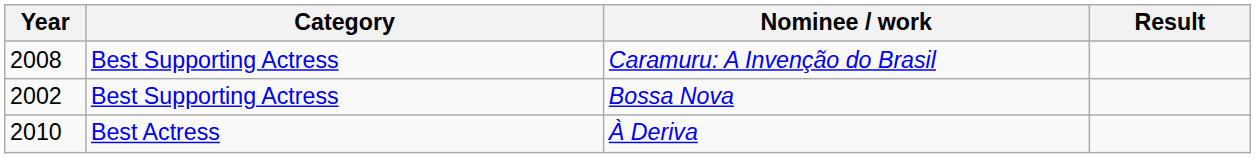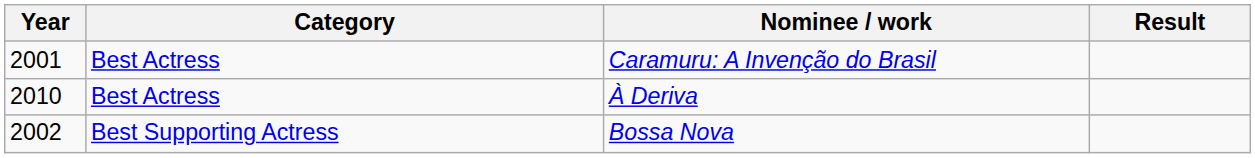(36, 59) 2008 -> (36, 59) 2001
(215, 59) Best Supporting Actress -> (155, 59) Best Actress
rows swapped: (671, 96) <-> (653, 133)
